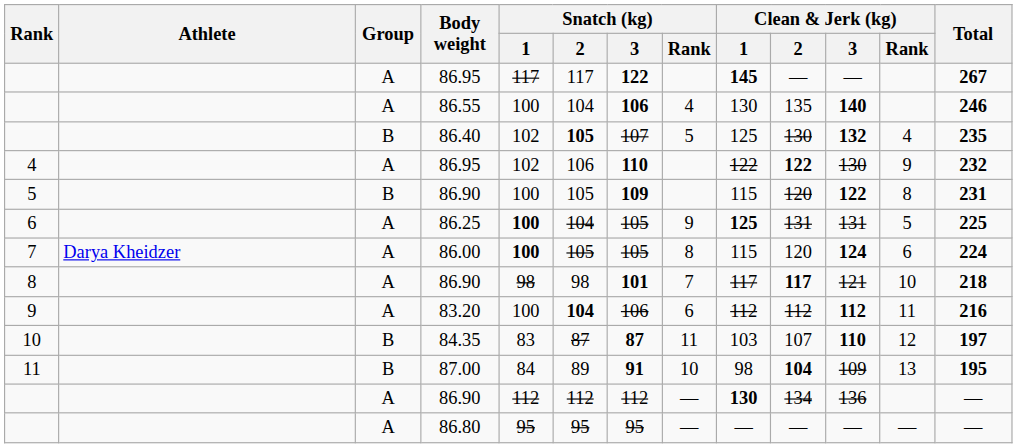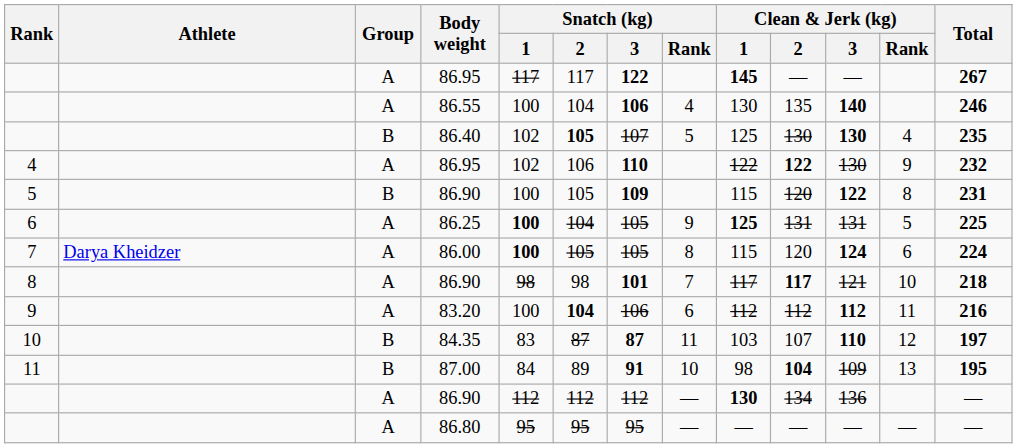(853, 135) 132 -> (853, 135) 130
